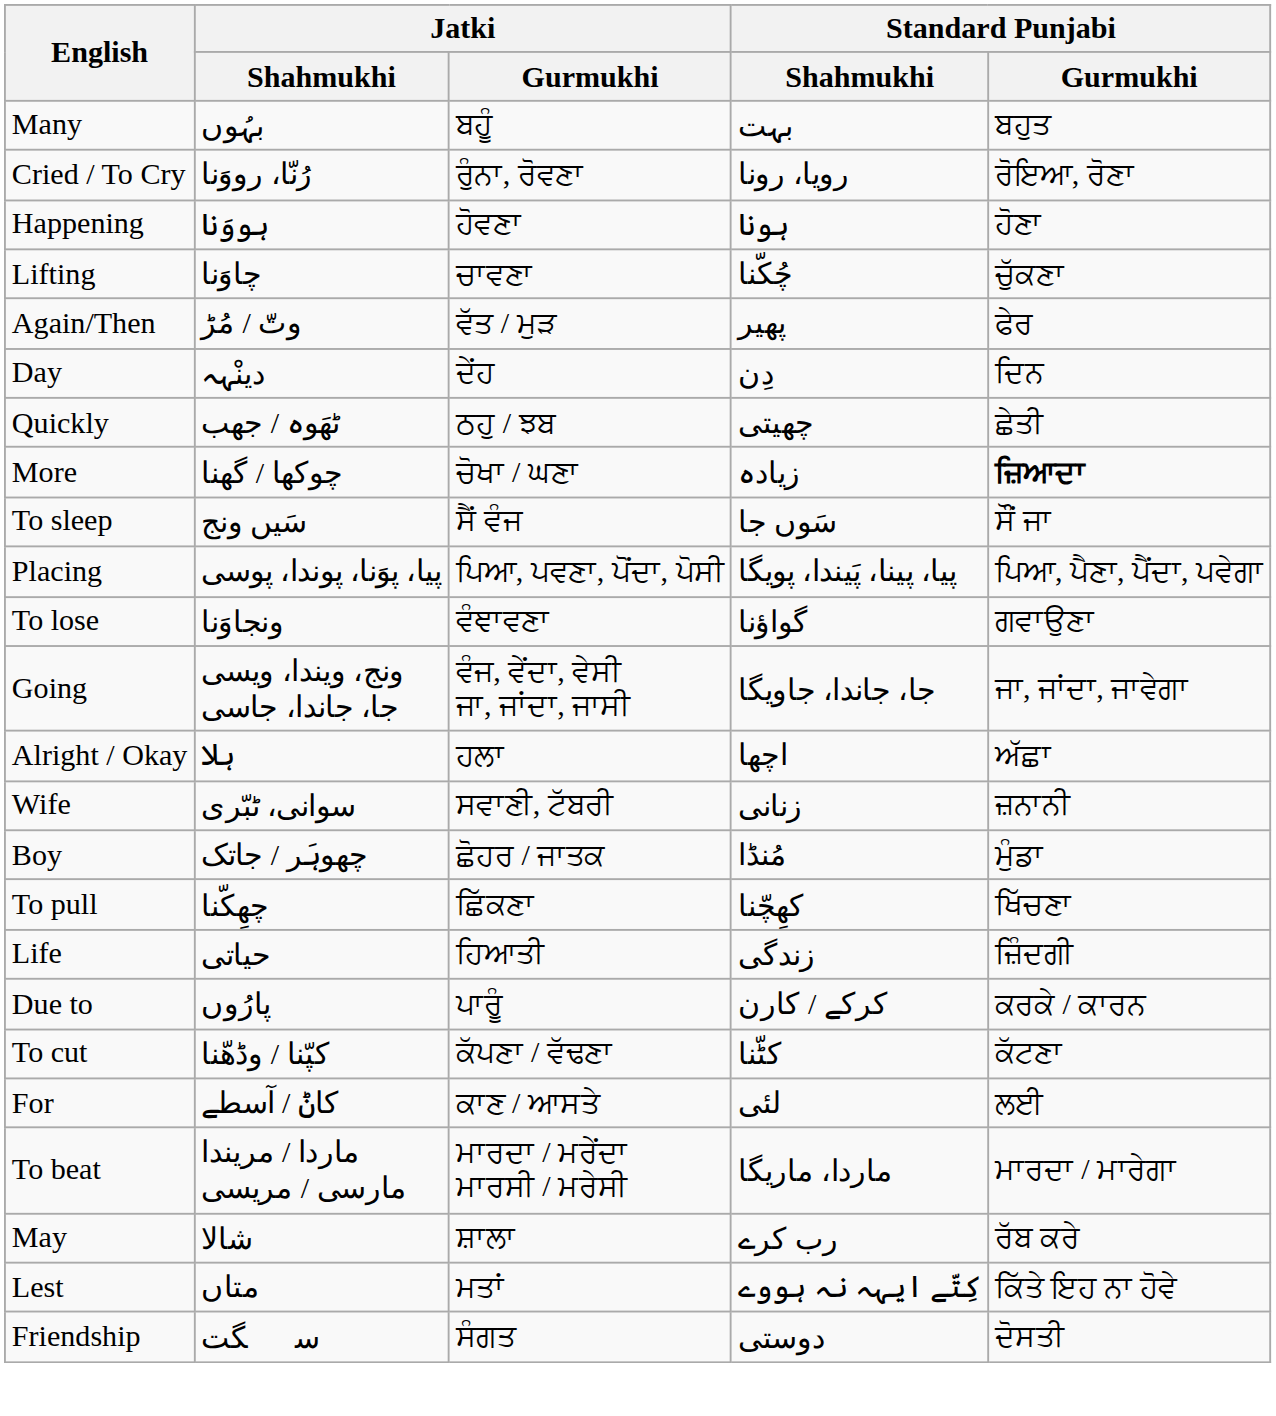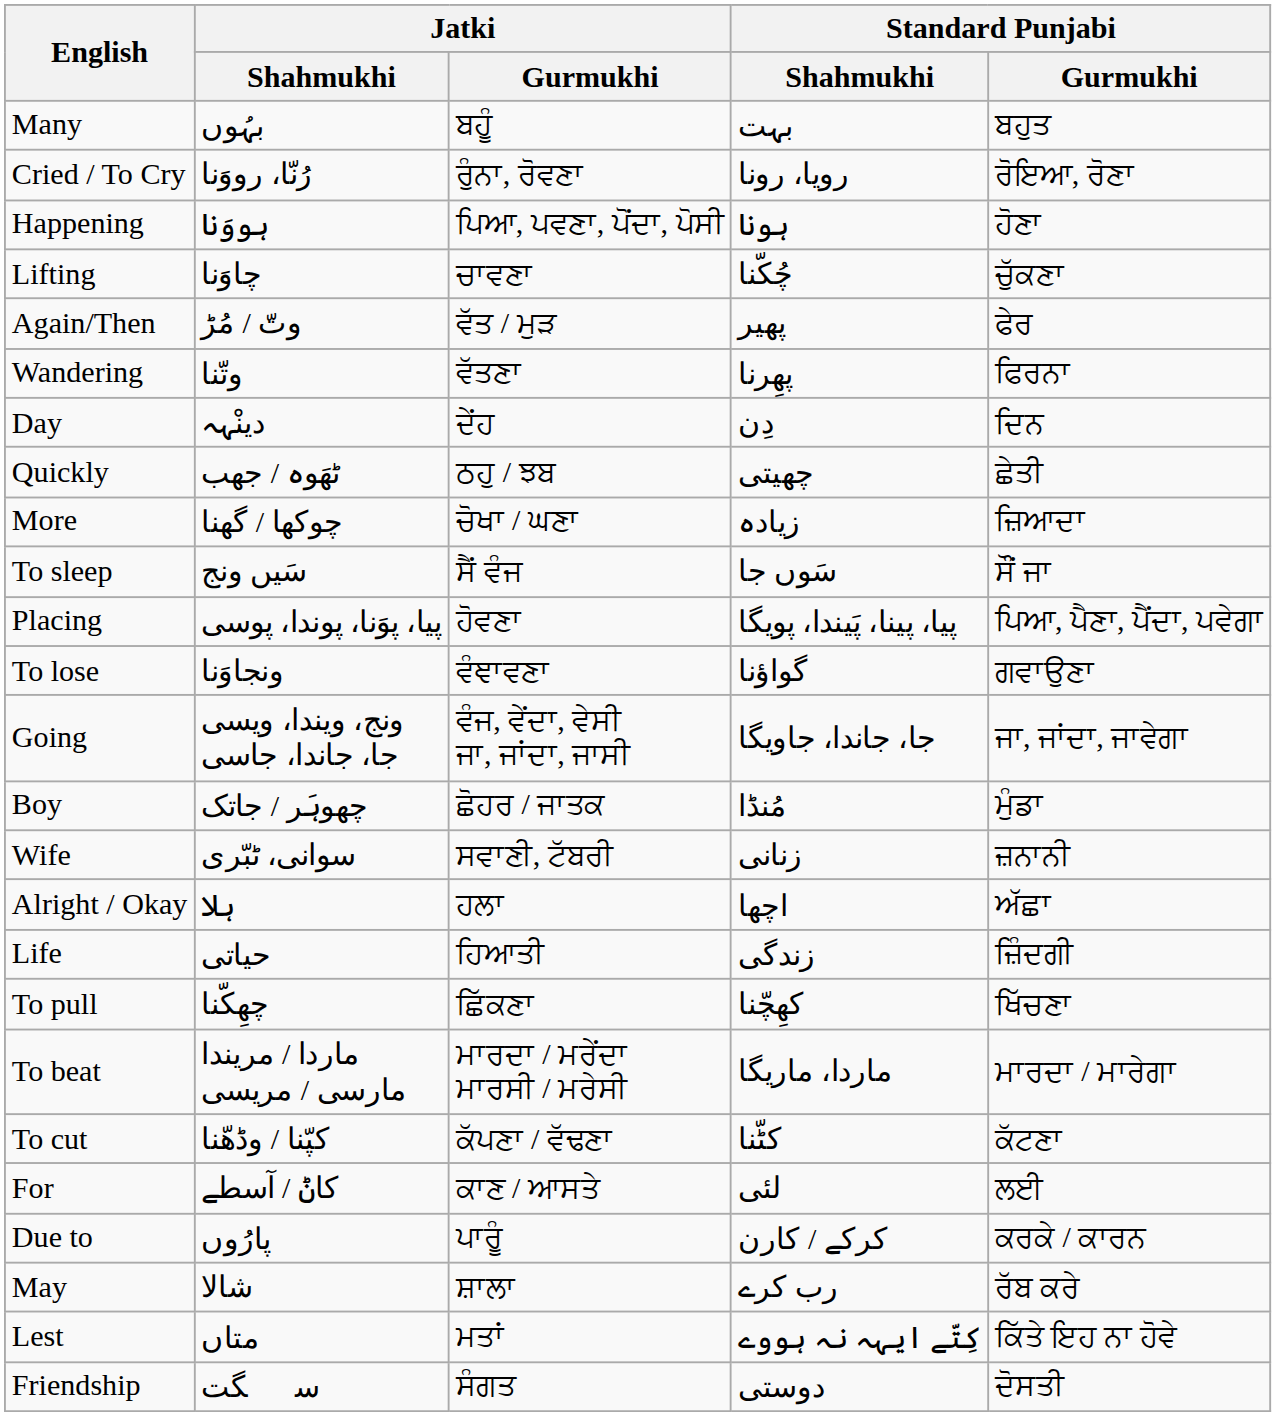(489, 223) ਹੋਵਣਾ -> (590, 223) ਪਿਆ, ਪਵਣਾ, ਪੋਂਦਾ, ਪੋਸੀ
+ row: (77, 372)
(1040, 471) bold -> (1040, 521) normal
(590, 570) ਪਿਆ, ਪਵਣਾ, ਪੋਂਦਾ, ਪੋਸੀ -> (489, 620) ਹੋਵਣਾ
rows swapped: (100, 755) <-> (37, 854)
rows swapped: (37, 953) <-> (55, 904)
rows swapped: (56, 1169) <-> (52, 1003)
